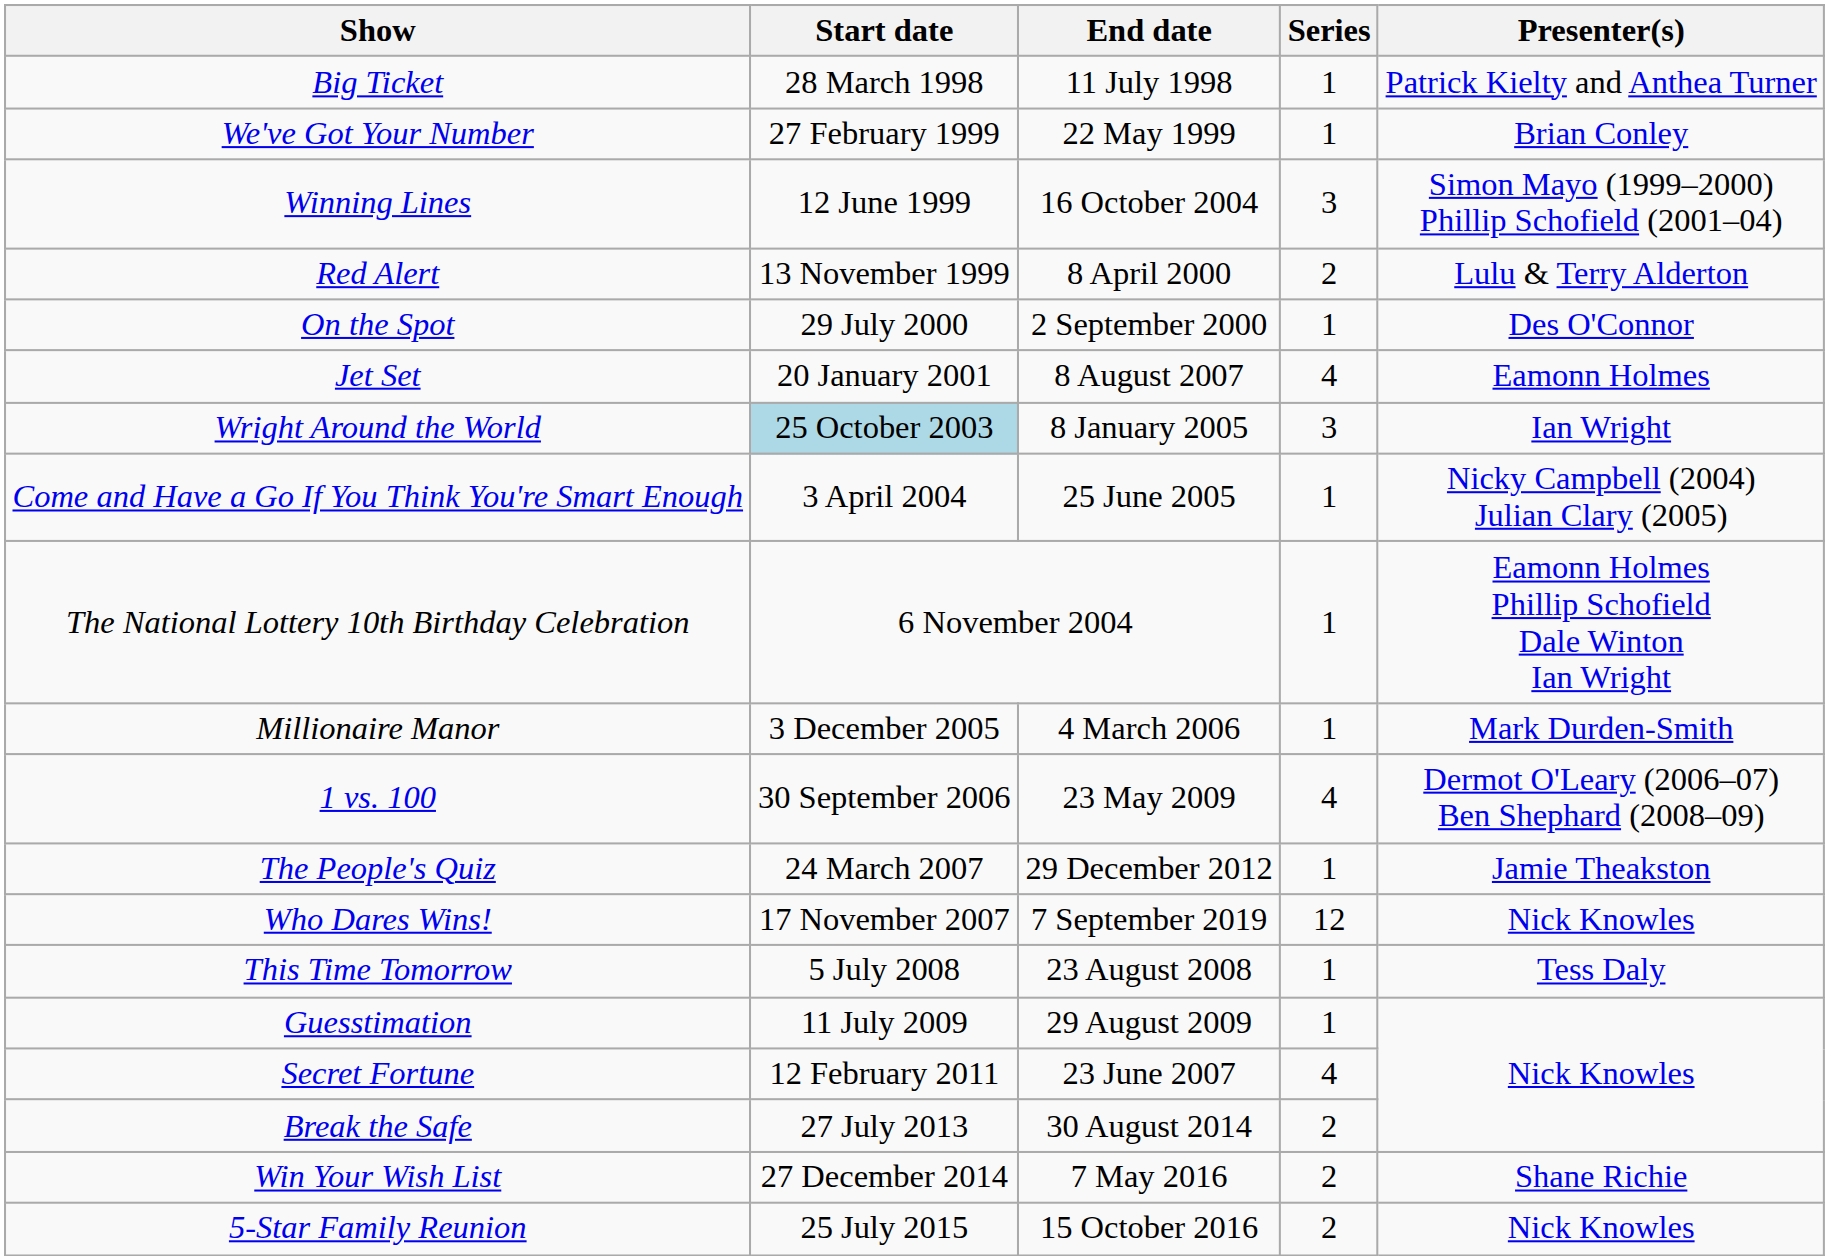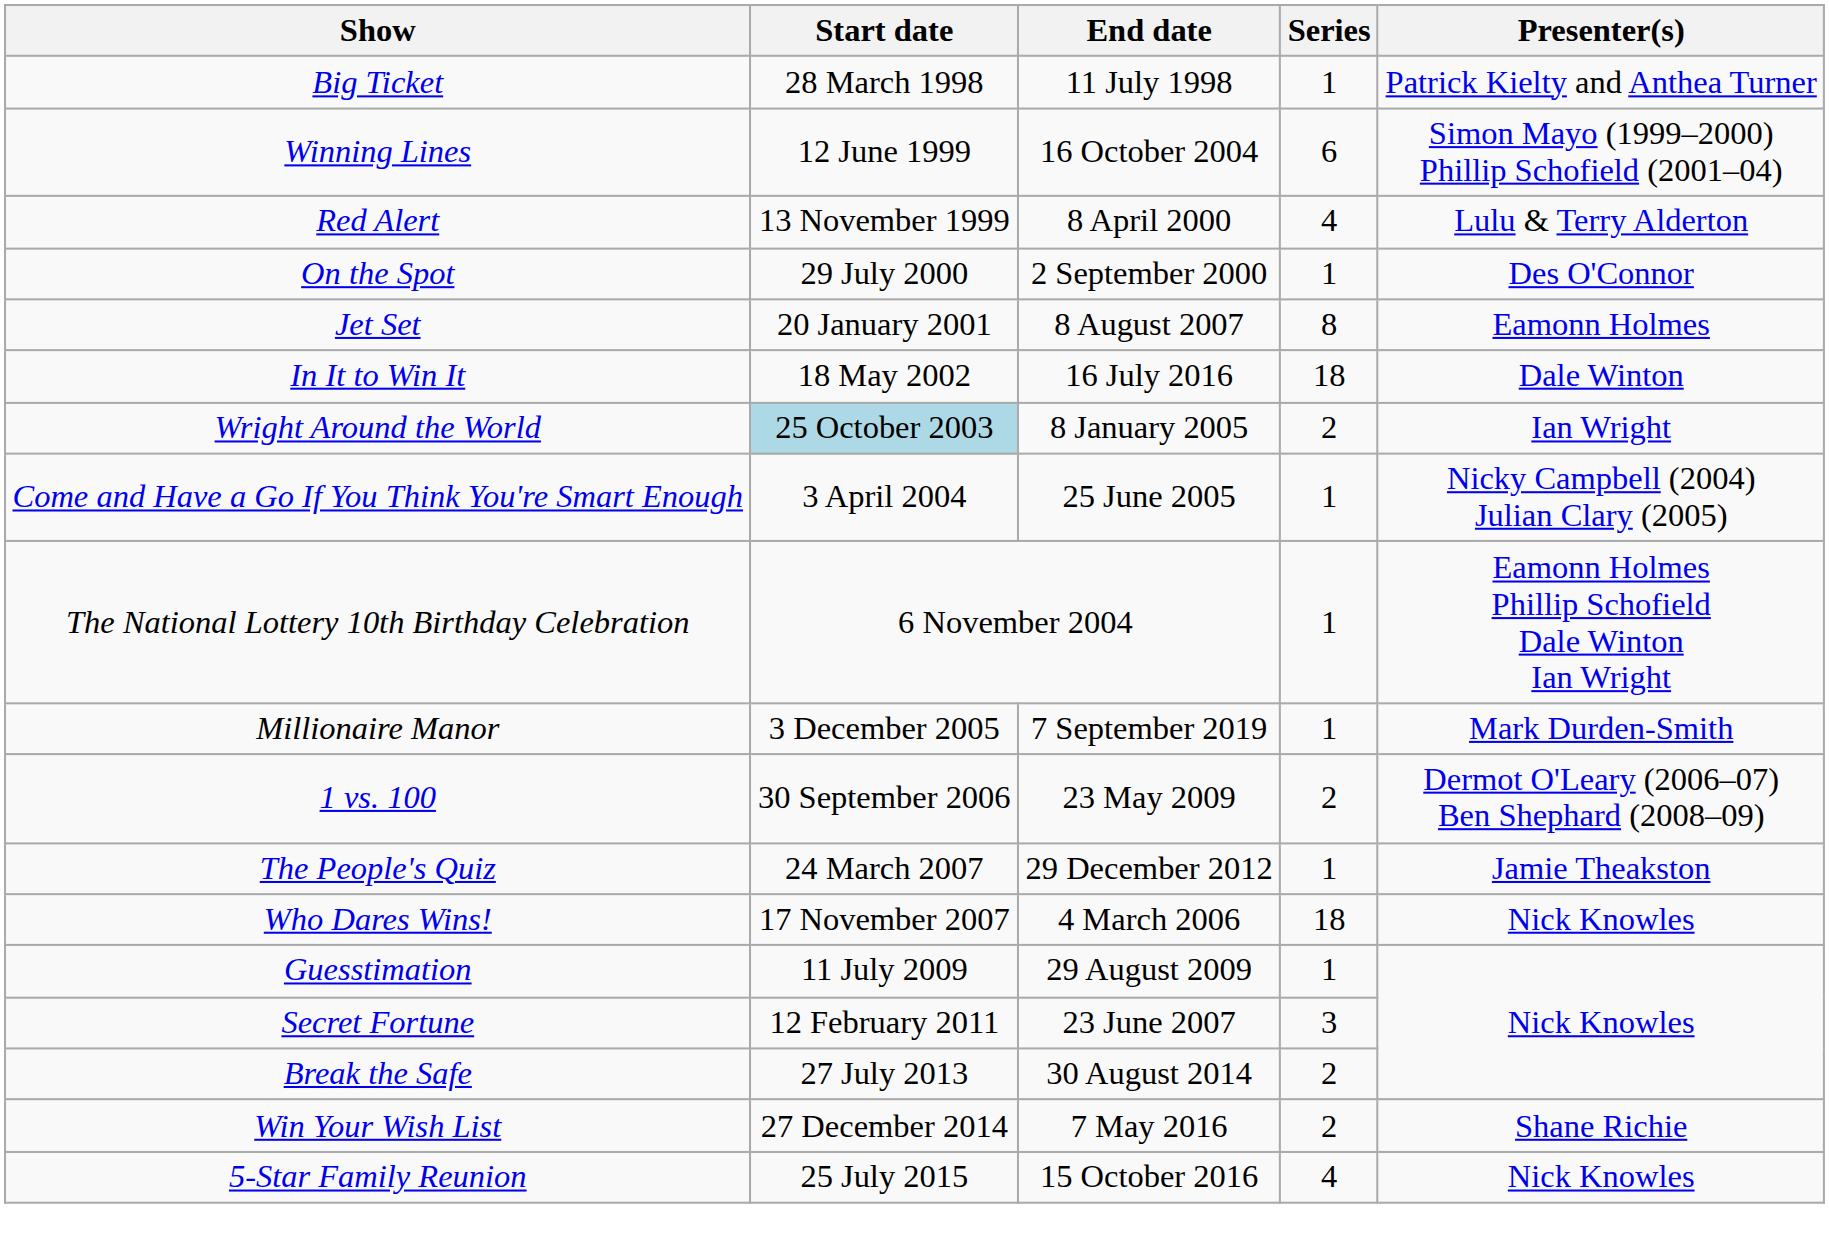- row: (378, 133)
(1329, 203) 3 -> (1329, 151) 6
(1329, 272) 2 -> (1329, 221) 4
(1329, 375) 4 -> (1329, 324) 8
+ row: (378, 375)
(1329, 427) 3 -> (1329, 427) 2
(1149, 728) 4 March 2006 -> (1149, 728) 7 September 2019
(1329, 797) 4 -> (1329, 797) 2
(1149, 919) 7 September 2019 -> (1149, 919) 4 March 2006
(1329, 919) 12 -> (1329, 919) 18
- row: (378, 970)
(1329, 1073) 4 -> (1329, 1022) 3
(1329, 1228) 2 -> (1329, 1176) 4
